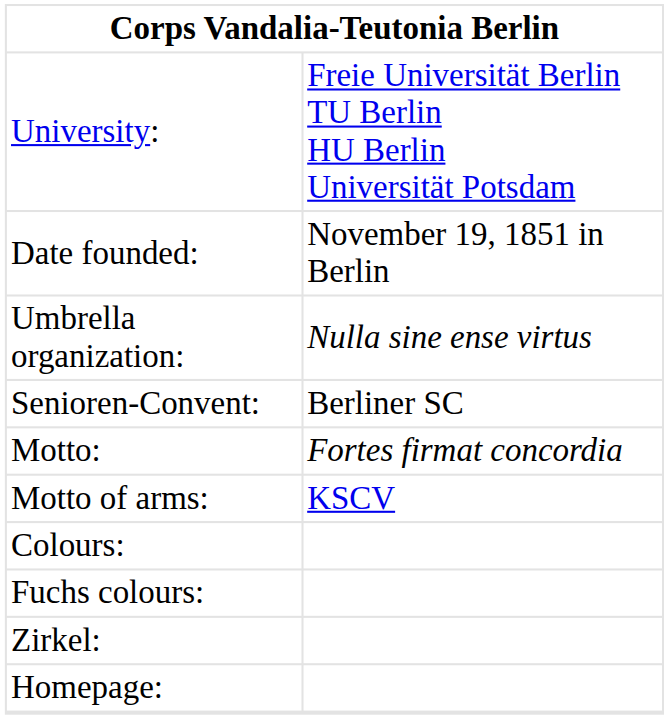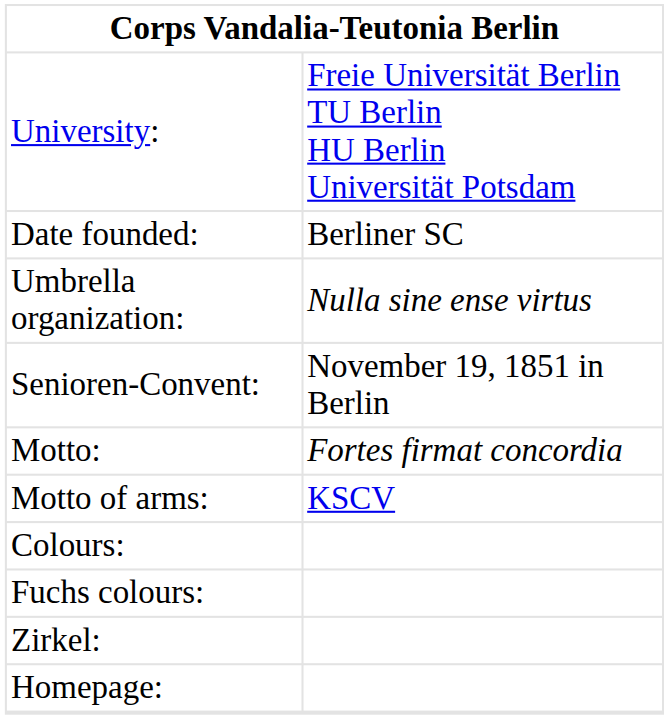(455, 252) November 19, 1851 in Berlin -> (385, 234) Berliner SC
(385, 403) Berliner SC -> (455, 384) November 19, 1851 in Berlin
